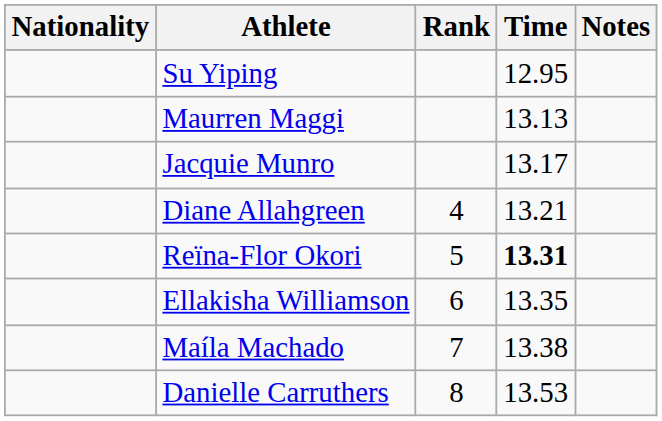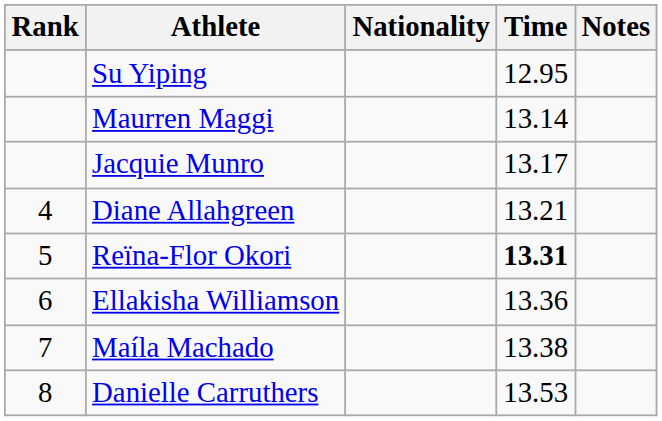columns swapped: (456, 27) <-> (80, 27)
(536, 118) 13.13 -> (536, 118) 13.14
(536, 301) 13.35 -> (536, 301) 13.36
